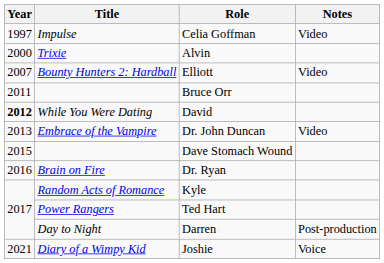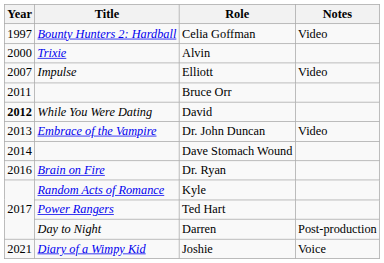(57, 33) Impulse -> (107, 33) Bounty Hunters 2: Hardball
(107, 72) Bounty Hunters 2: Hardball -> (57, 72) Impulse
(20, 151) 2015 -> (20, 151) 2014
